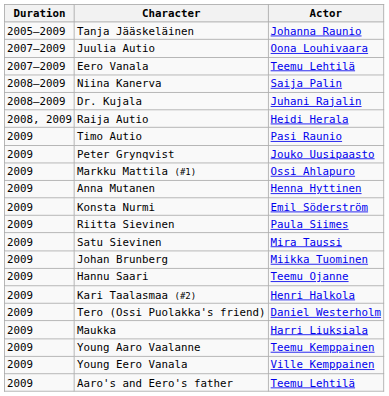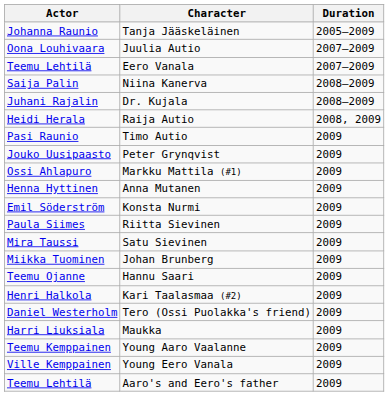columns swapped: (326, 13) <-> (39, 13)
